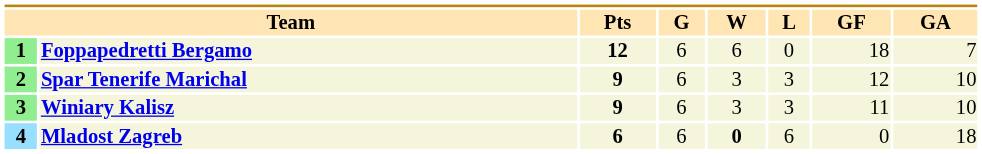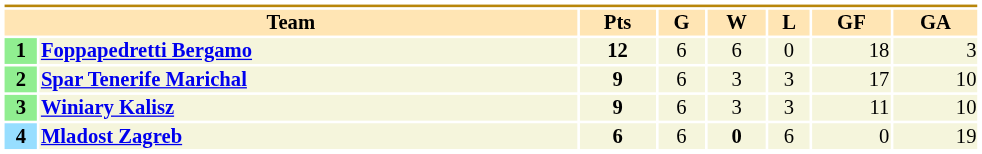(971, 50) 7 -> (971, 50) 3
(879, 79) 12 -> (879, 79) 17
(966, 136) 18 -> (966, 136) 19
